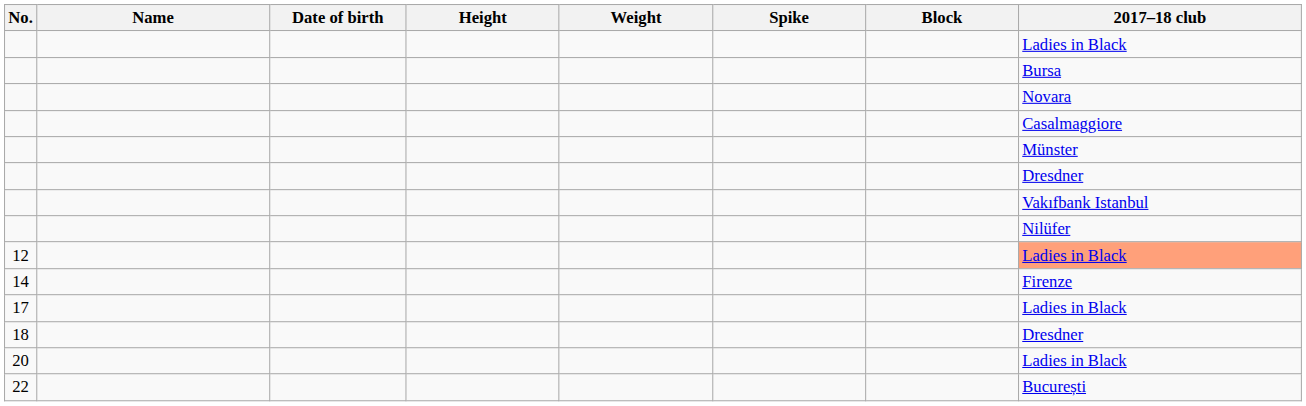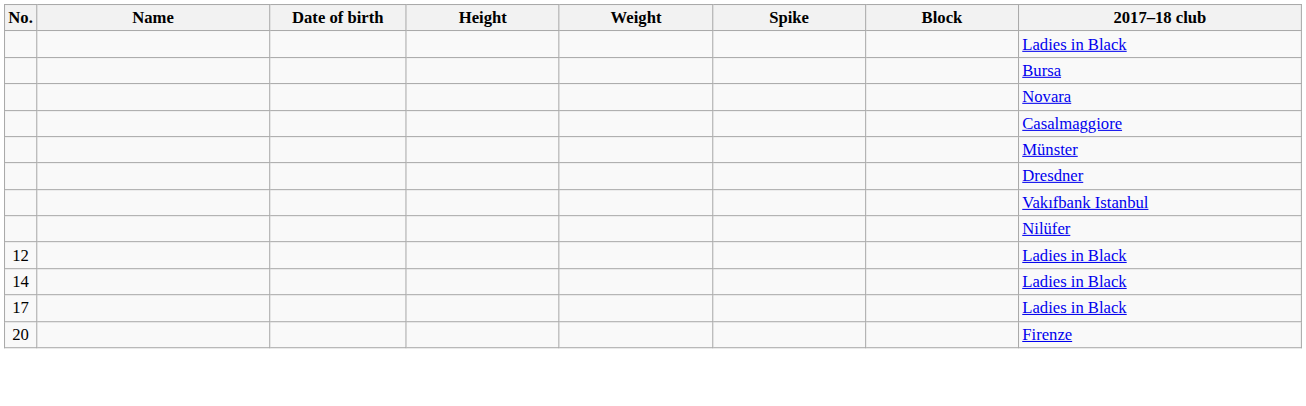(1074, 255) lightsalmon background -> (1074, 255) no background
(1047, 281) Firenze -> (1074, 281) Ladies in Black
- row: (21, 334)
(1074, 360) Ladies in Black -> (1047, 334) Firenze
- row: (21, 387)
